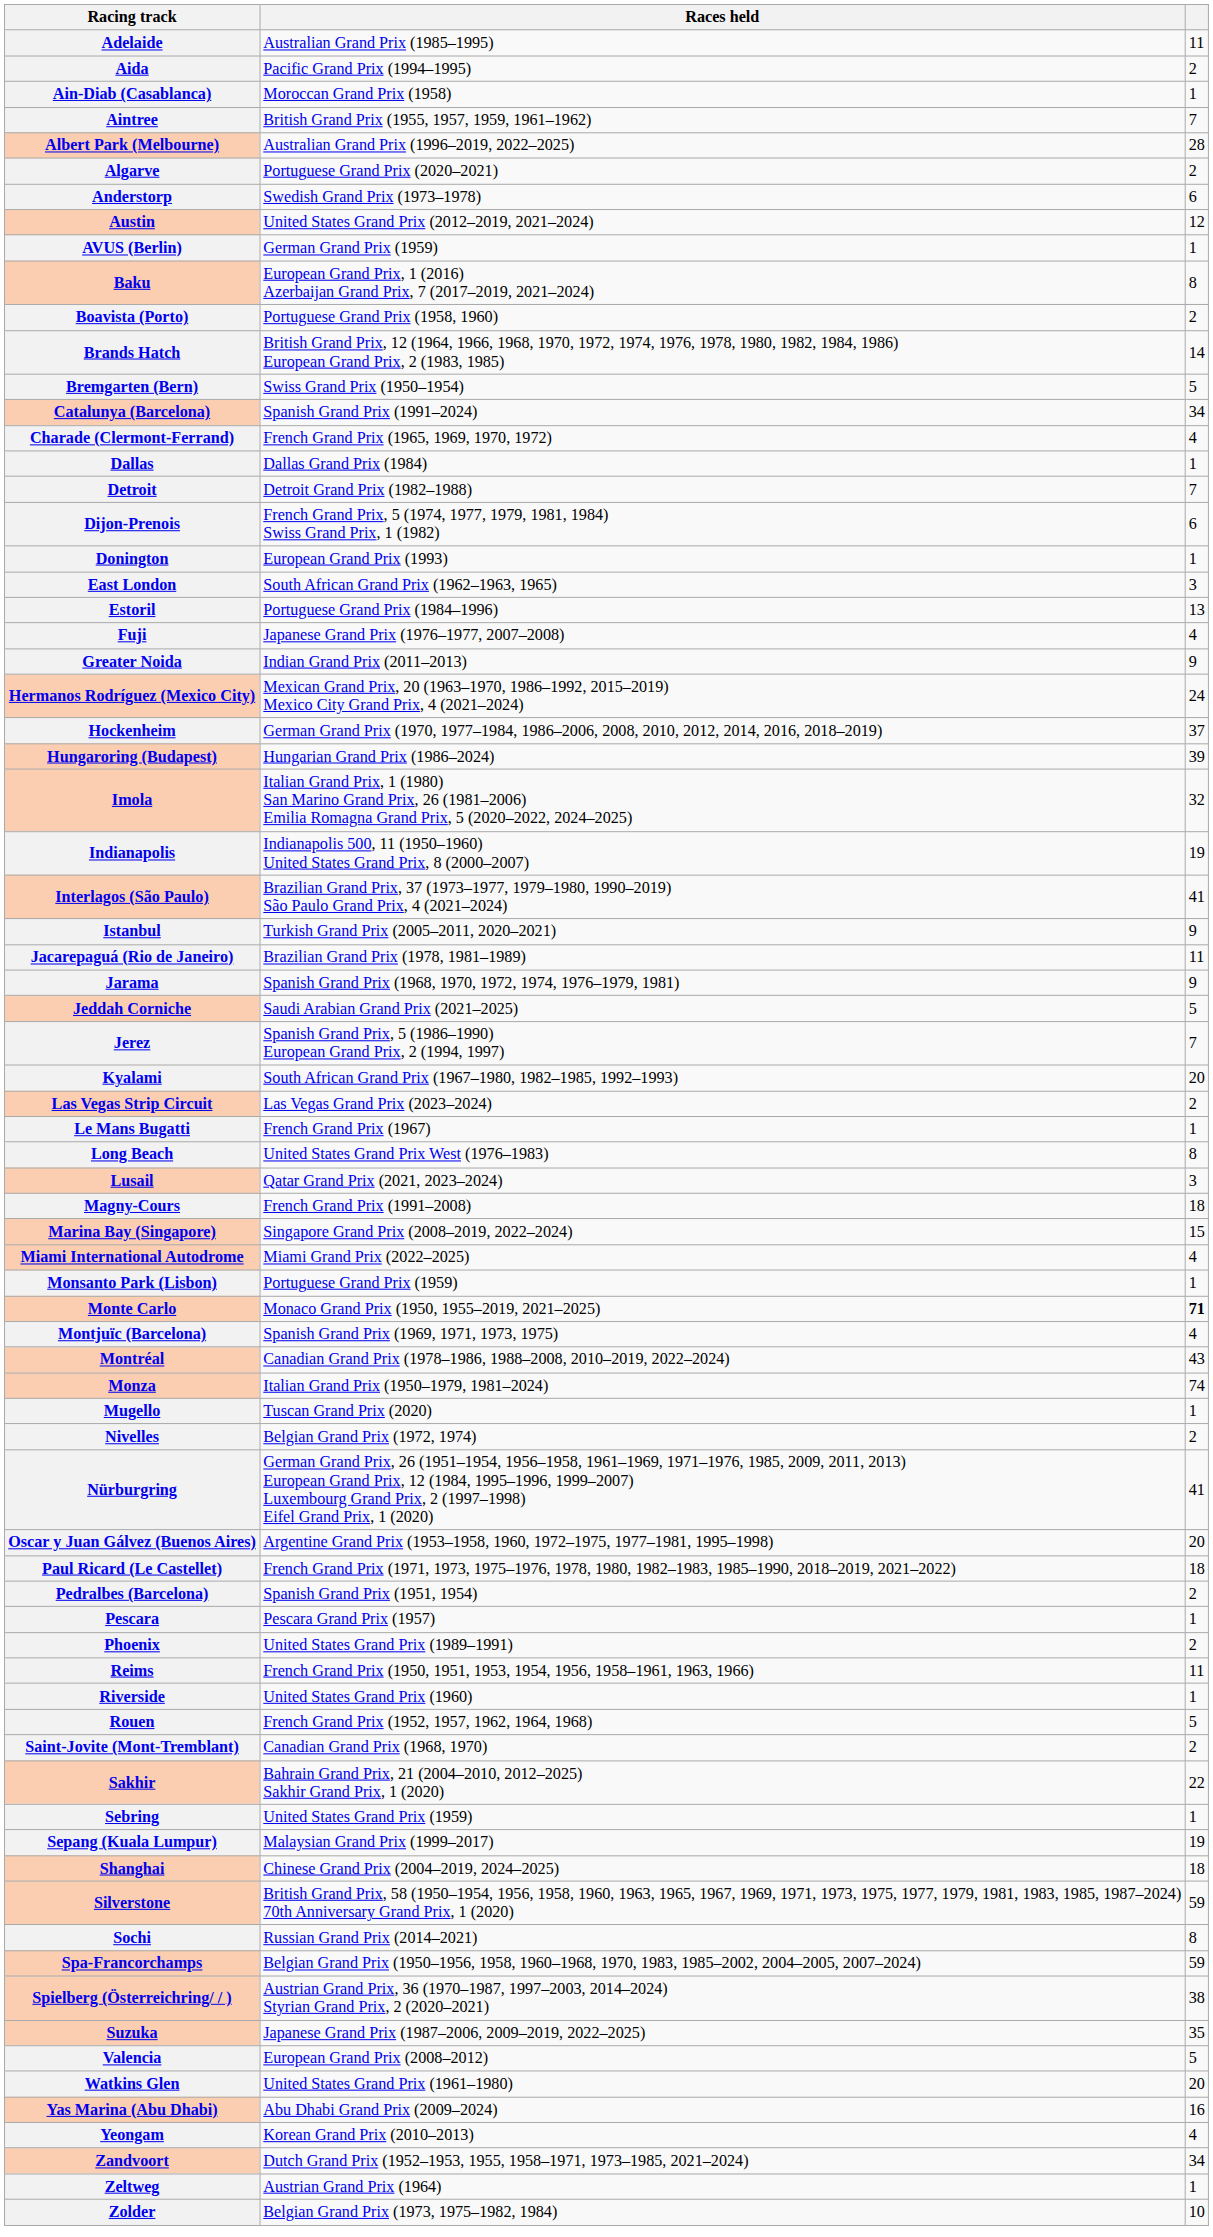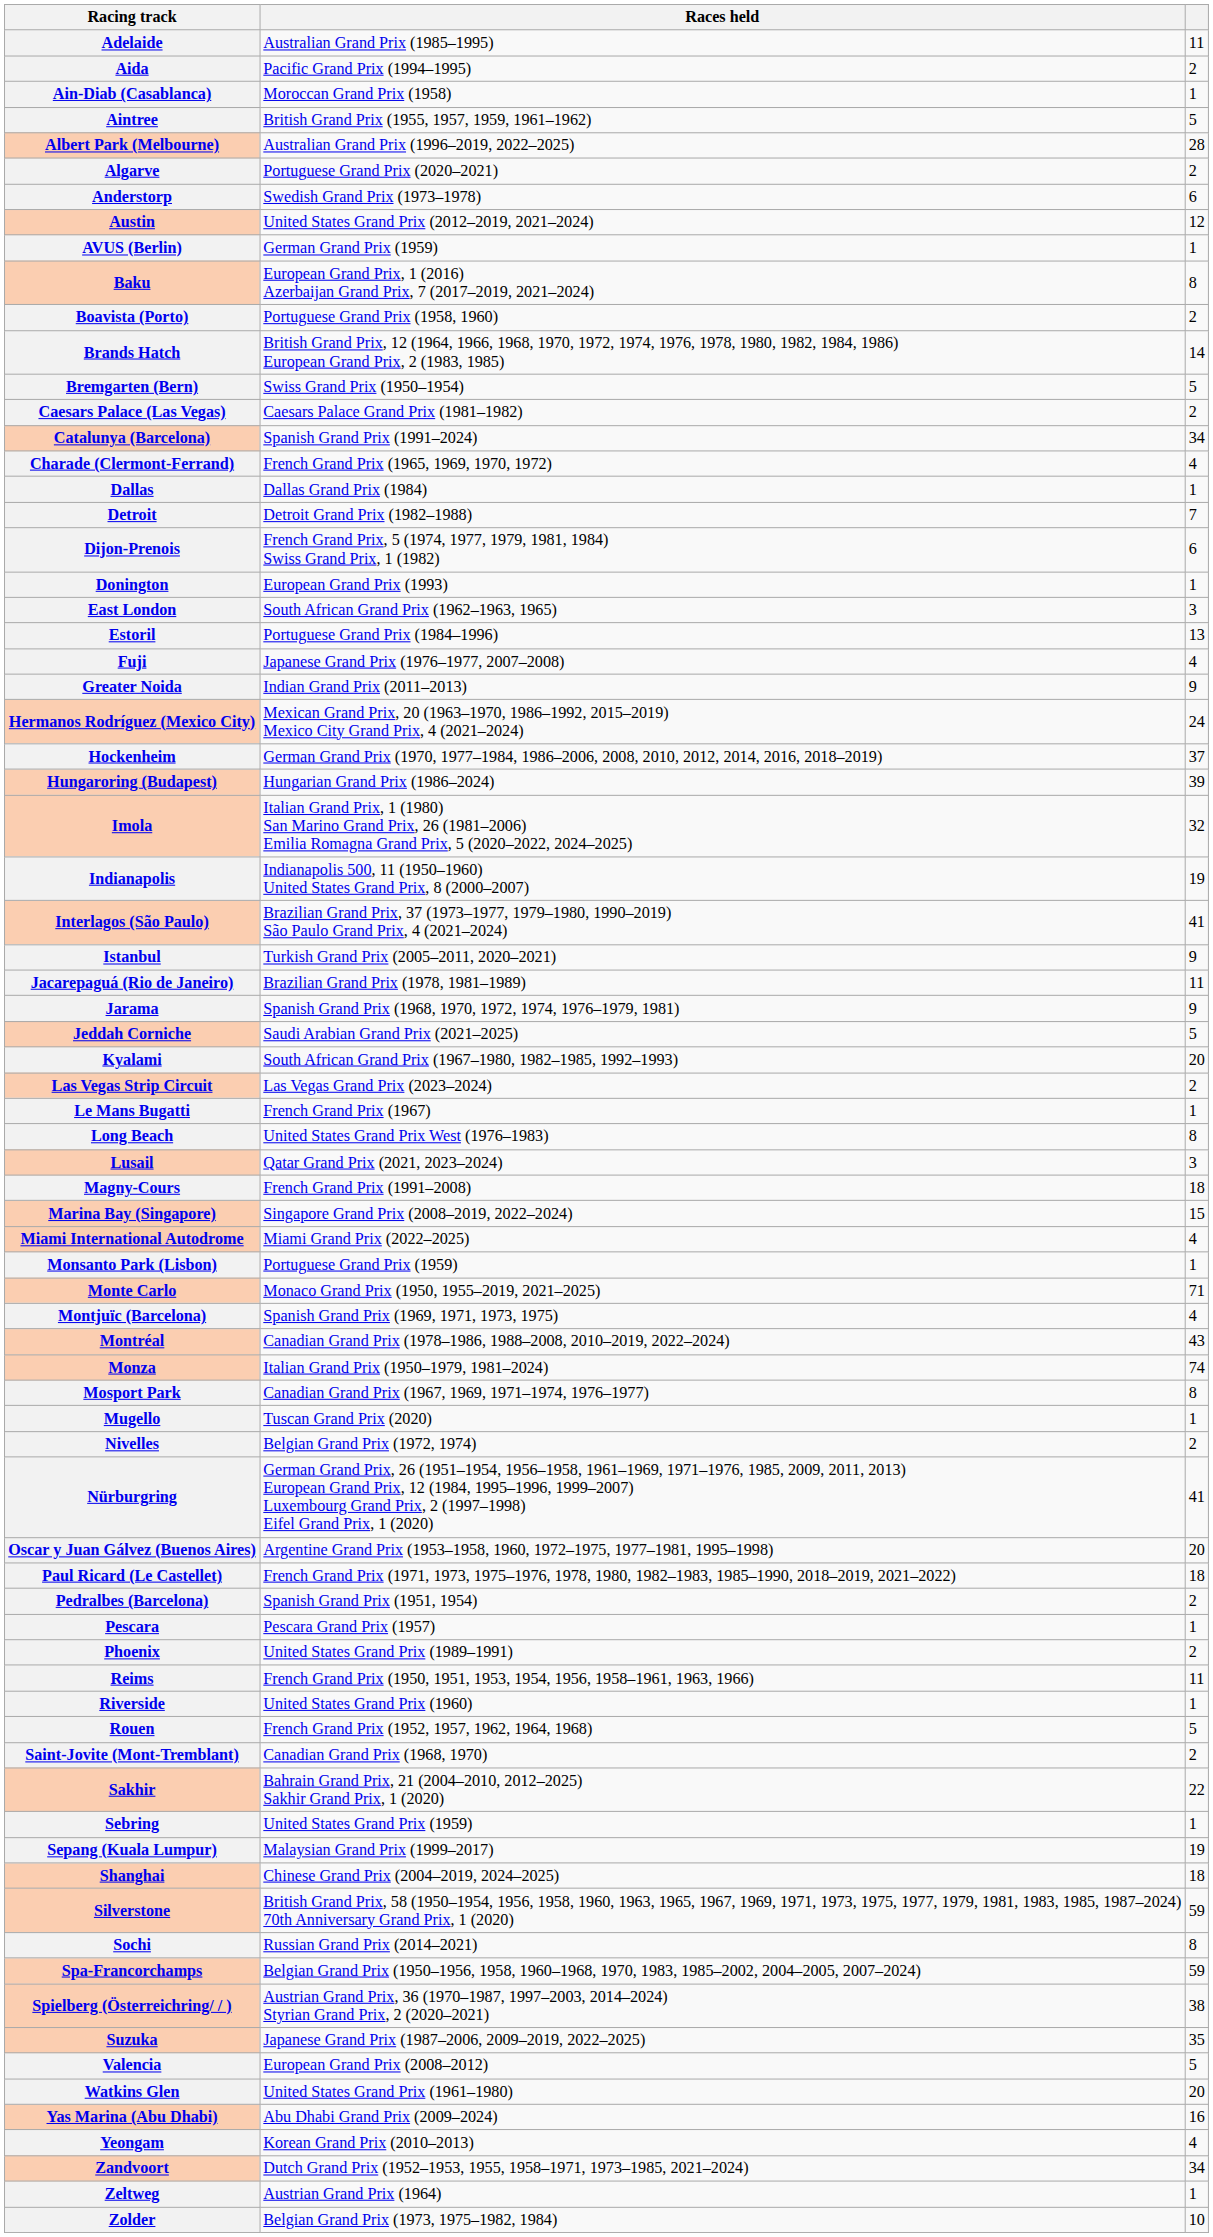(1193, 119) 7 -> (1193, 119) 5
+ row: (132, 412)
- row: (132, 1043)
(1197, 1308) bold -> (1197, 1290) normal
+ row: (132, 1392)
